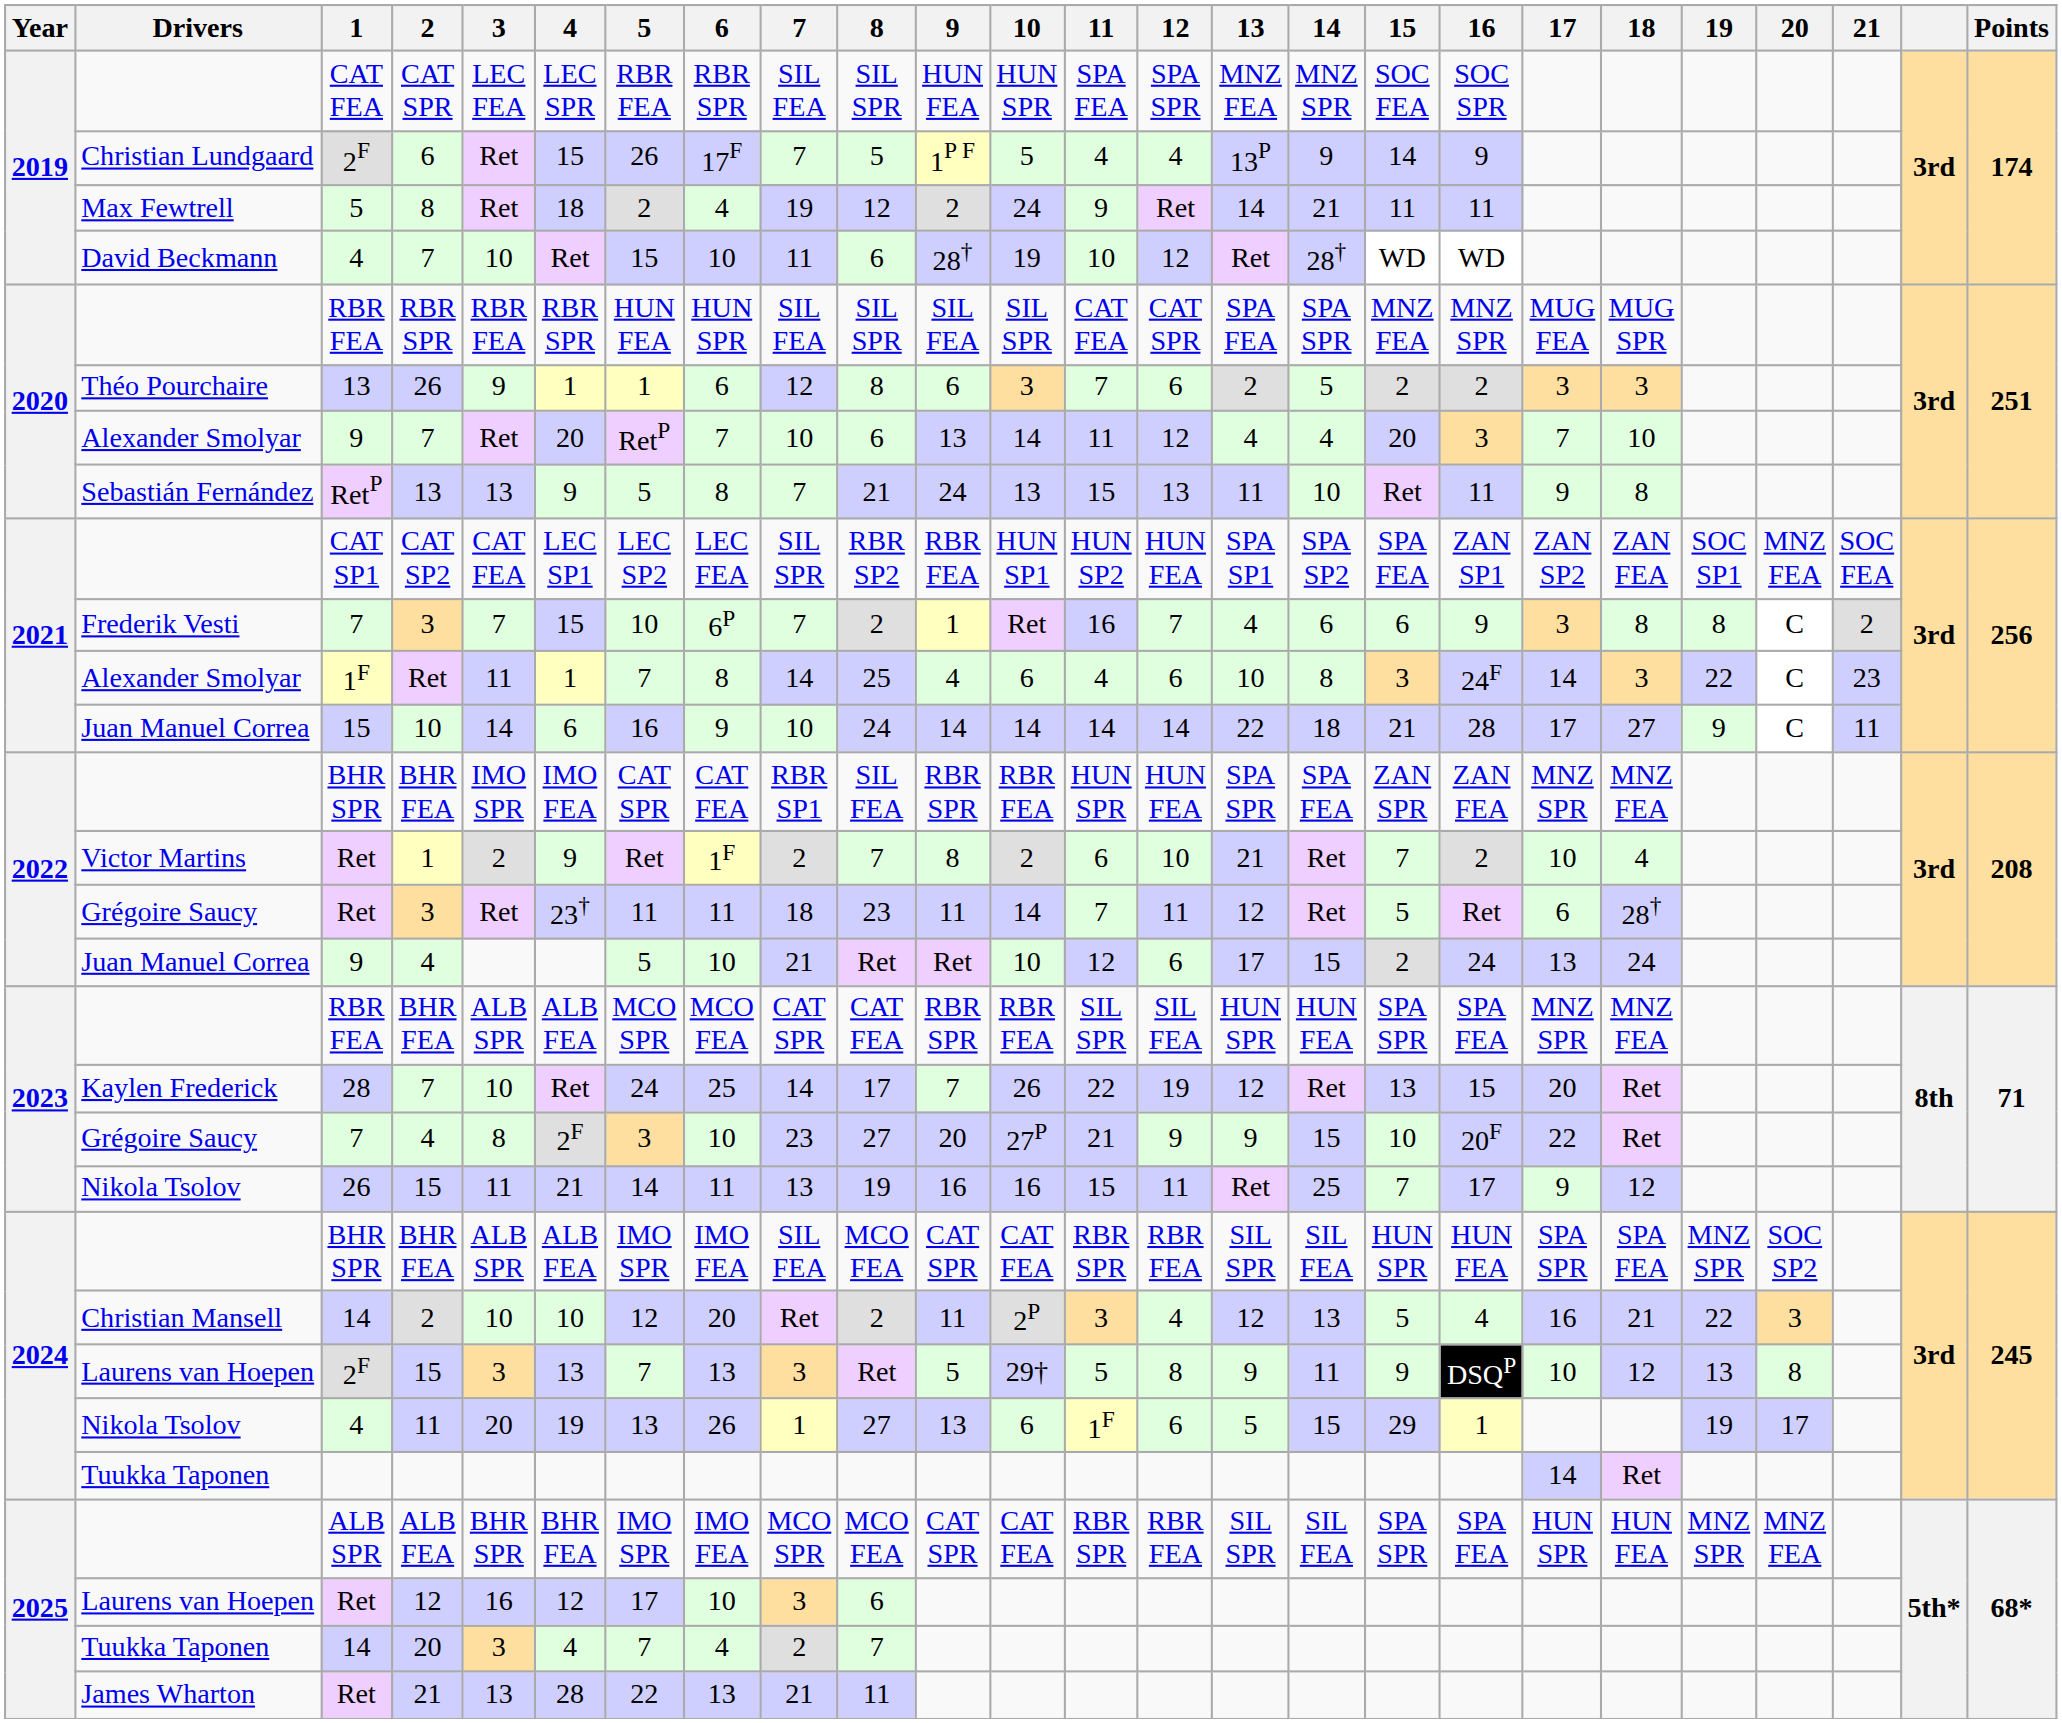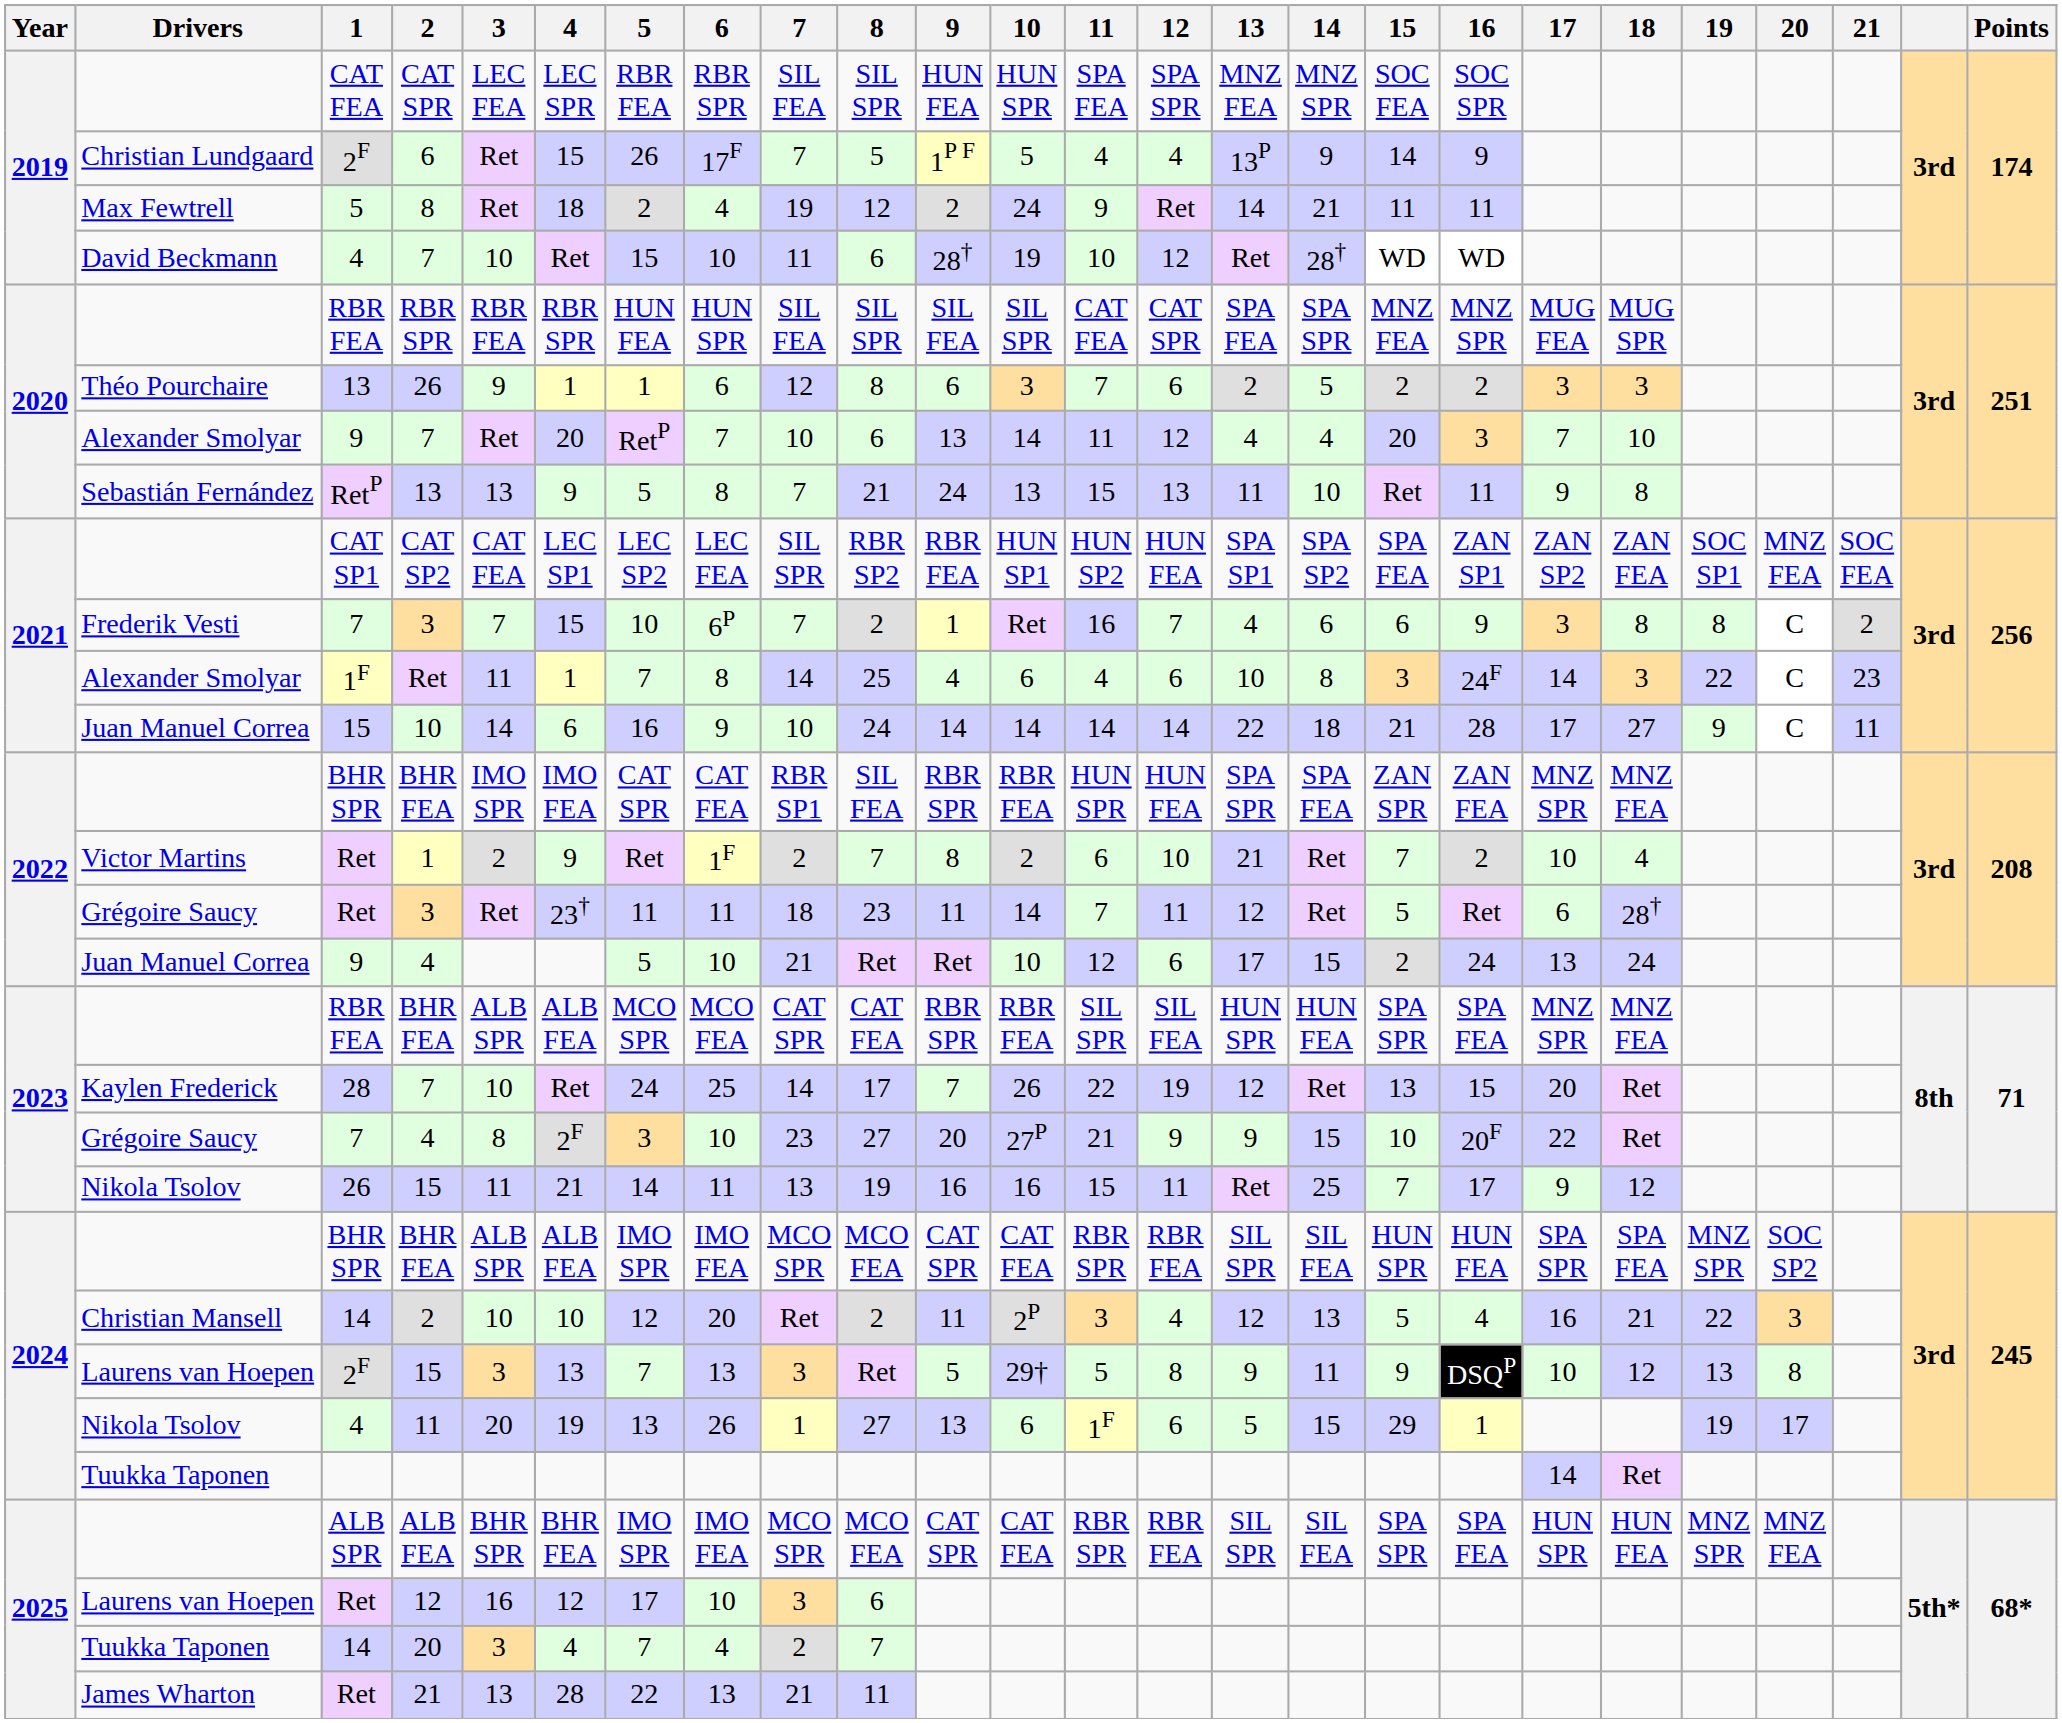(799, 1250) SIL FEA -> (799, 1250) MCO SPR
